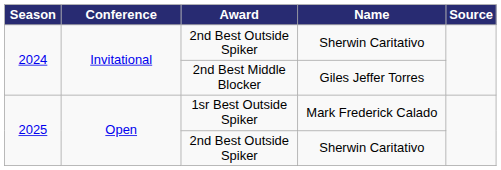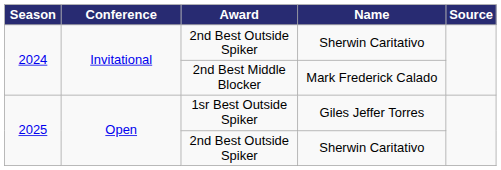(372, 77) Giles Jeffer Torres -> (372, 77) Mark Frederick Calado
(372, 112) Mark Frederick Calado -> (372, 112) Giles Jeffer Torres
